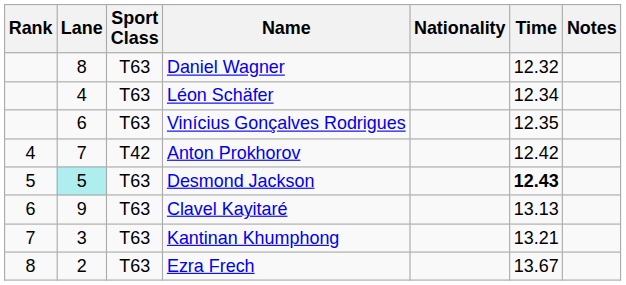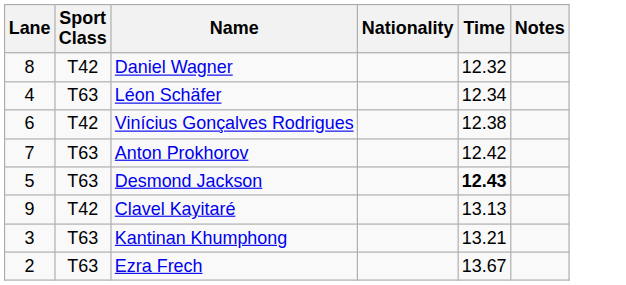- column: (31, 28)
(135, 67) T63 -> (83, 67) T42
(135, 124) T63 -> (83, 124) T42
(536, 124) 12.35 -> (484, 124) 12.38
(135, 152) T42 -> (83, 152) T63
(82, 180) paleturquoise background -> (30, 180) no background
(135, 209) T63 -> (83, 209) T42
